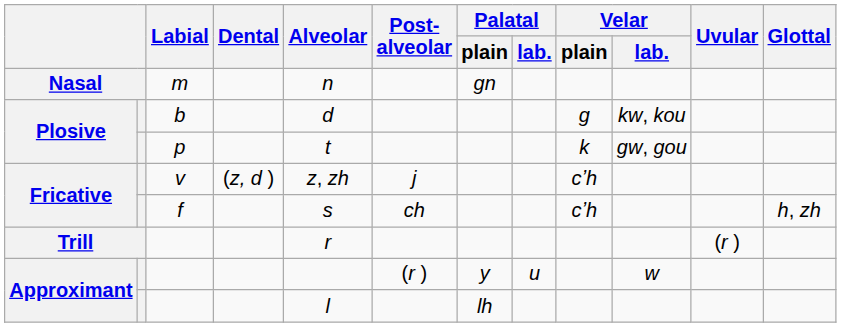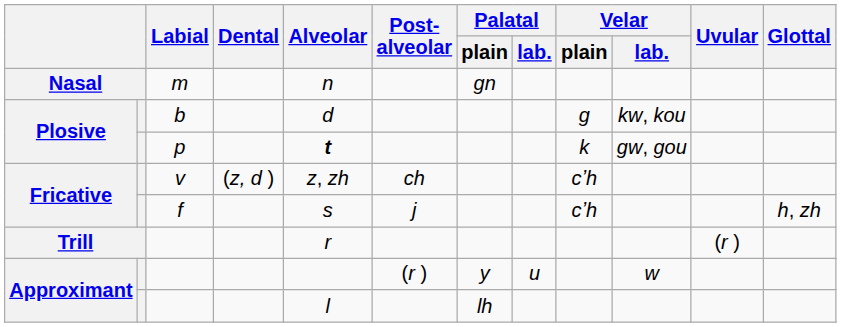(328, 147) normal -> (328, 147) bold
(414, 178) j -> (414, 178) ch
(414, 210) ch -> (414, 210) j
